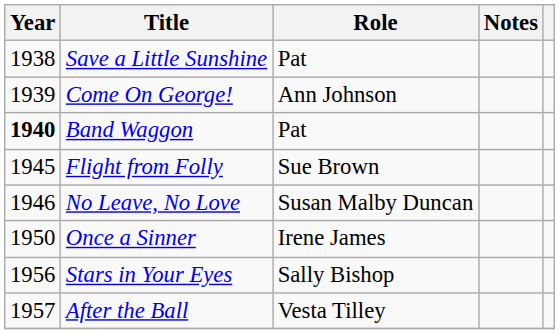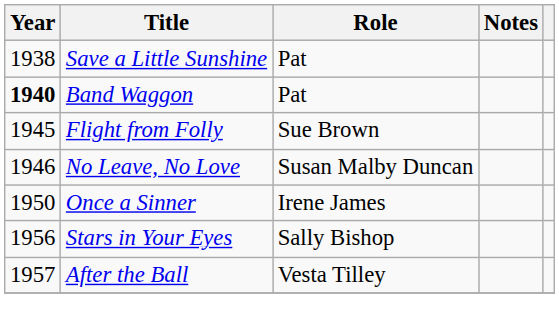- row: (149, 94)
